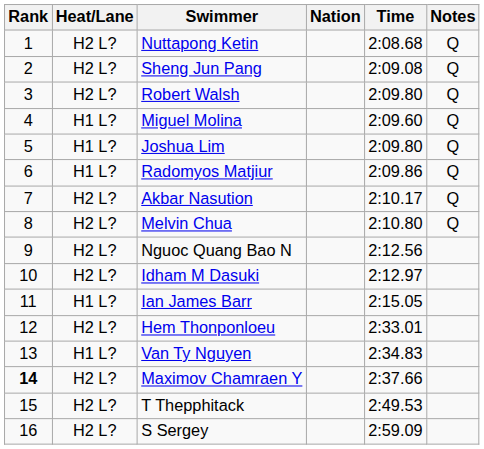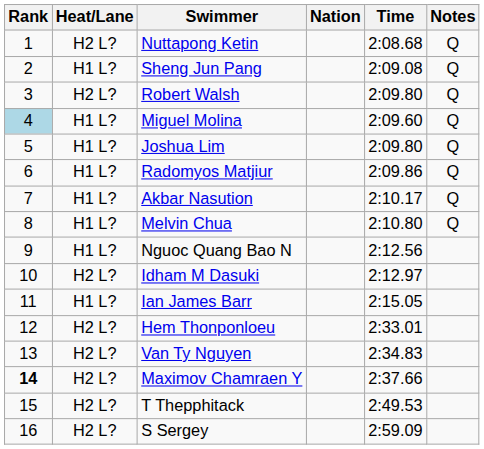(95, 69) H2 L? -> (95, 69) H1 L?
(28, 120) no background -> (28, 120) lightblue background
(95, 198) H2 L? -> (95, 198) H1 L?
(95, 224) H2 L? -> (95, 224) H1 L?
(95, 250) H2 L? -> (95, 250) H1 L?
(95, 353) H1 L? -> (95, 353) H2 L?
